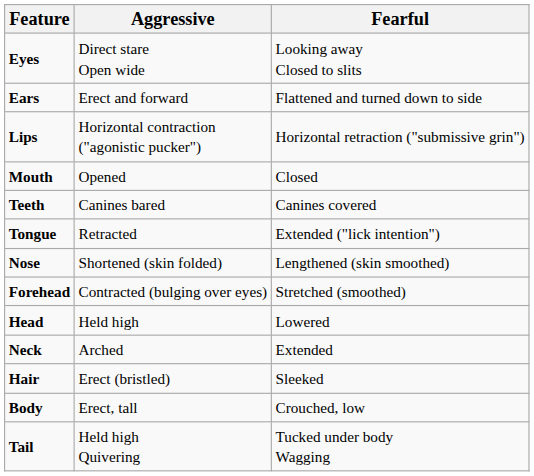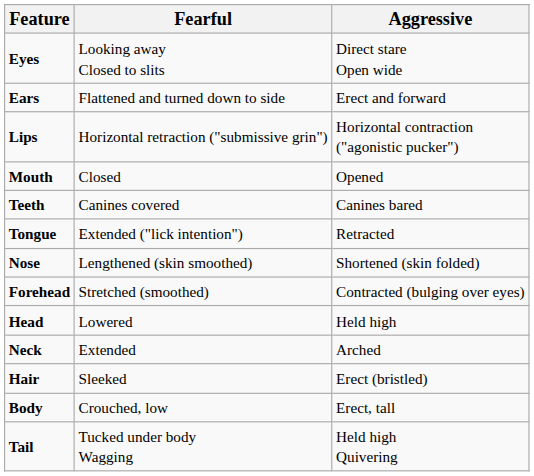columns swapped: (173, 18) <-> (400, 18)
